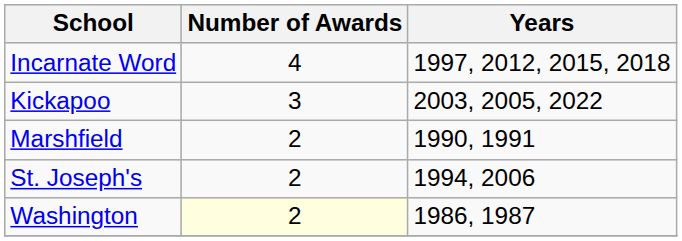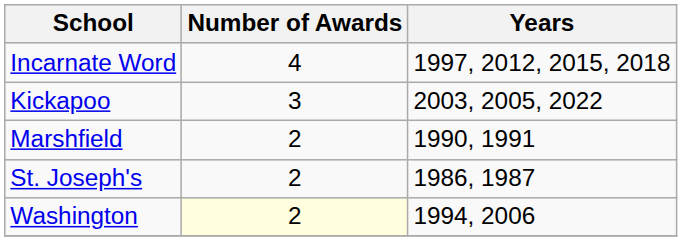(474, 178) 1994, 2006 -> (474, 178) 1986, 1987
(474, 216) 1986, 1987 -> (474, 216) 1994, 2006
